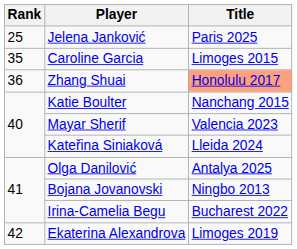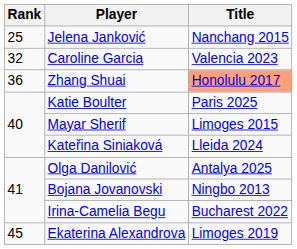(225, 37) Paris 2025 -> (240, 37) Nanchang 2015
(15, 59) 35 -> (15, 59) 32
(235, 59) Limoges 2015 -> (235, 59) Valencia 2023
(240, 102) Nanchang 2015 -> (225, 102) Paris 2025
(235, 124) Valencia 2023 -> (235, 124) Limoges 2015
(15, 233) 42 -> (15, 233) 45
